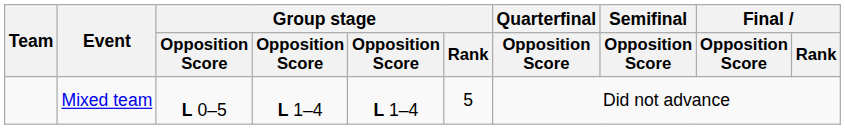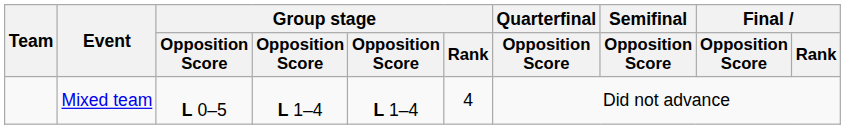(468, 101) 5 -> (468, 101) 4
